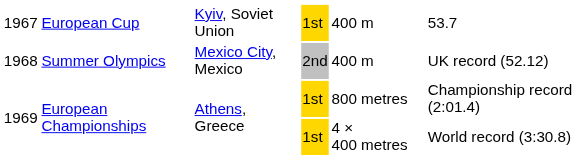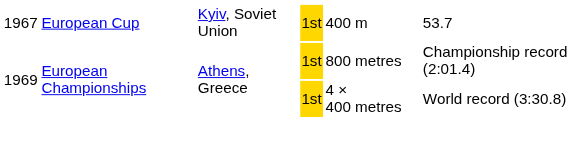- row: (21, 60)
